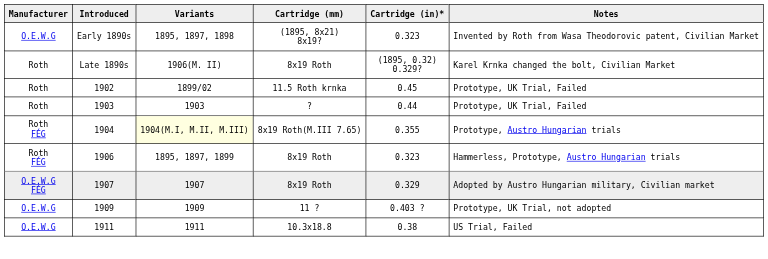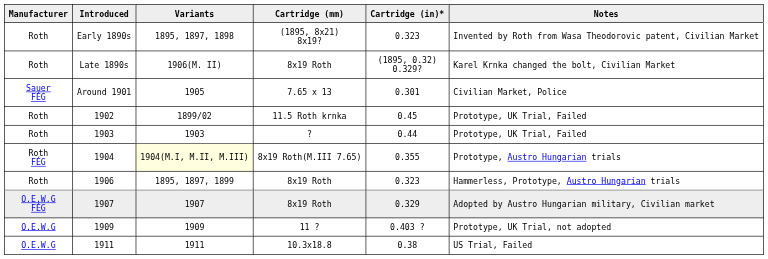(38, 37) O.E.W.G -> (38, 37) Roth
+ row: (104, 93)
(38, 157) Roth FÉG -> (38, 181) Roth
